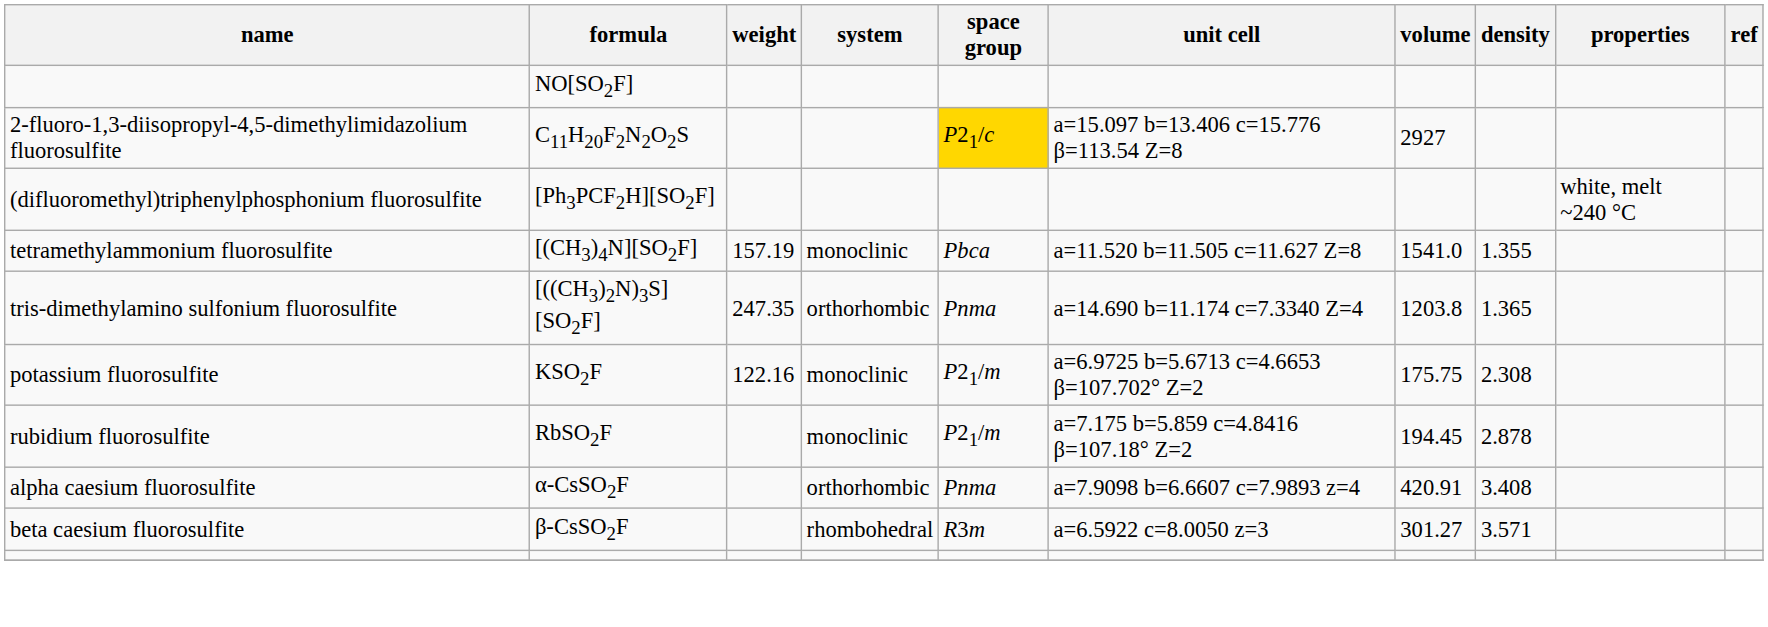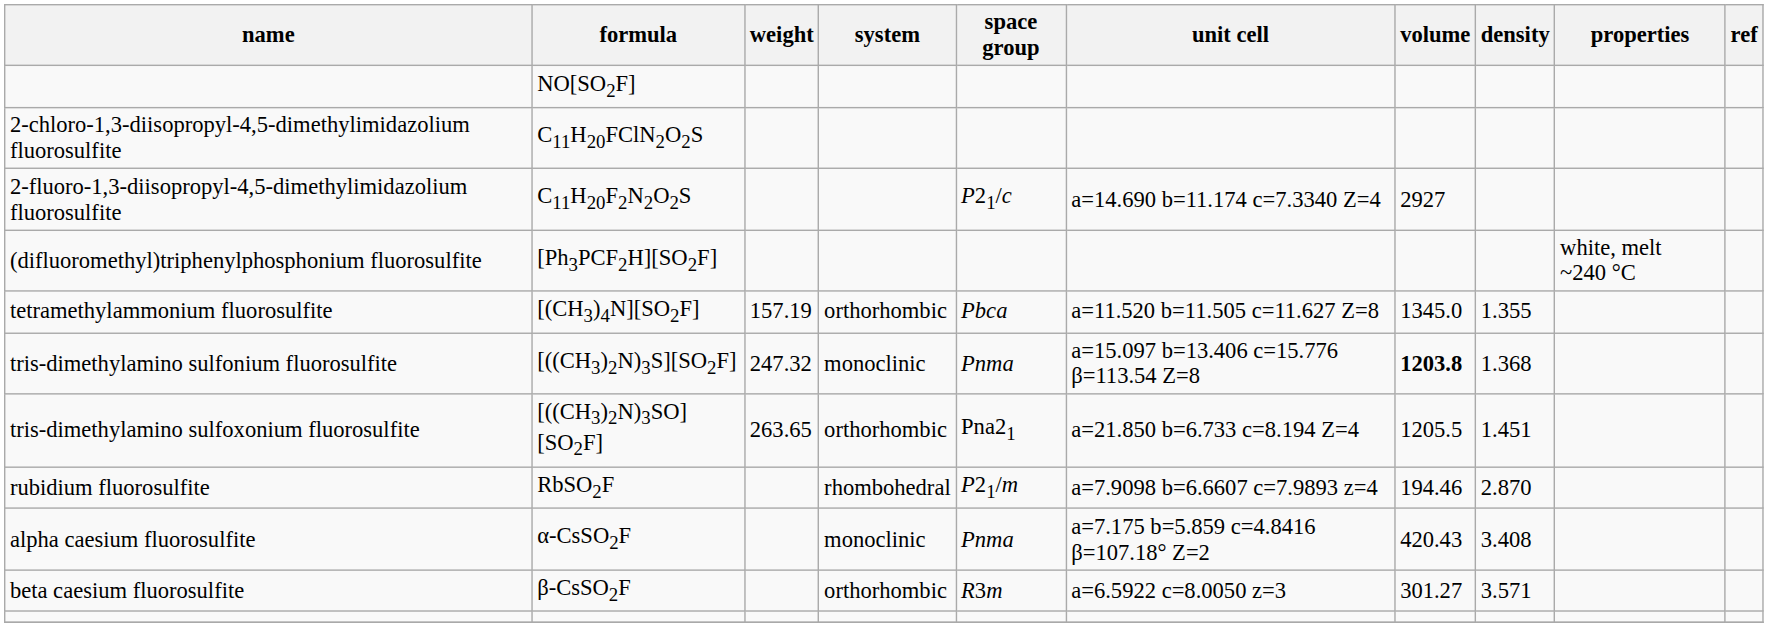+ row: (240, 137)
(969, 137) gold background -> (986, 199) no background
(1187, 137) a=15.097 b=13.406 c=15.776 β=113.54 Z=8 -> (1226, 199) a=14.690 b=11.174 c=7.3340 Z=4
(857, 250) monoclinic -> (886, 311) orthorhombic
(1431, 250) 1541.0 -> (1431, 311) 1345.0
(763, 307) 247.35 -> (781, 363) 247.32
(868, 307) orthorhombic -> (875, 363) monoclinic
(1208, 307) a=14.690 b=11.174 c=7.3340 Z=4 -> (1205, 363) a=15.097 b=13.406 c=15.776 β=113.54 Z=8
(1431, 307) normal -> (1431, 363) bold
(1506, 307) 1.365 -> (1506, 363) 1.368
+ row: (215, 430)
- row: (114, 374)
(857, 436) monoclinic -> (887, 487) rhombohedral
(1176, 436) a=7.175 b=5.859 c=4.8416 β=107.18° Z=2 -> (1224, 487) a=7.9098 b=6.6607 c=7.9893 z=4
(1431, 436) 194.45 -> (1431, 487) 194.46
(1506, 436) 2.878 -> (1506, 487) 2.870
(868, 487) orthorhombic -> (875, 538) monoclinic
(1207, 487) a=7.9098 b=6.6607 c=7.9893 z=4 -> (1193, 538) a=7.175 b=5.859 c=4.8416 β=107.18° Z=2
(1431, 487) 420.91 -> (1431, 538) 420.43
(870, 529) rhombohedral -> (886, 590) orthorhombic
